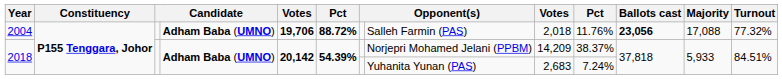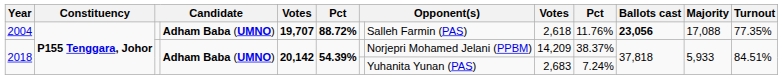(297, 31) 19,706 -> (297, 31) 19,707
(557, 31) 2,018 -> (557, 31) 2,618
(753, 31) 77.32% -> (753, 31) 77.35%
